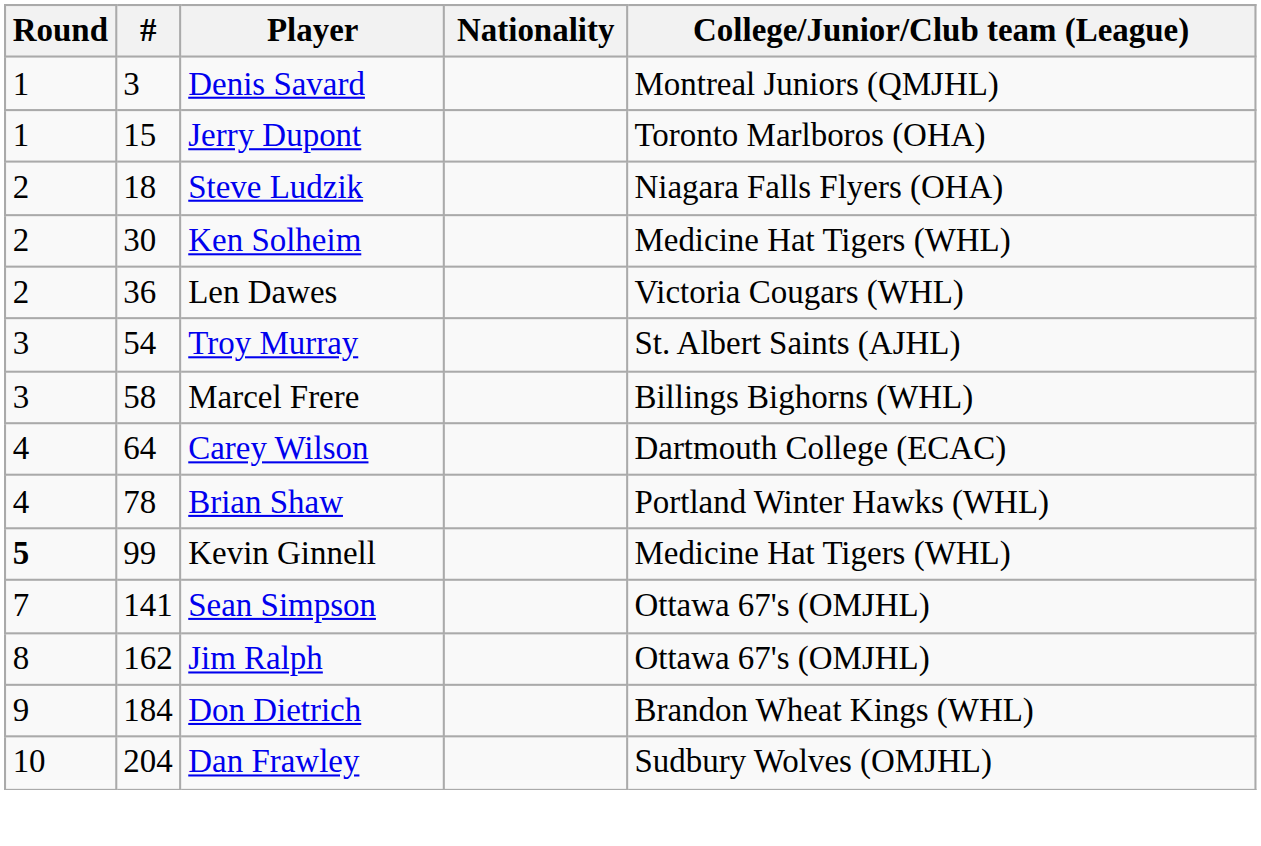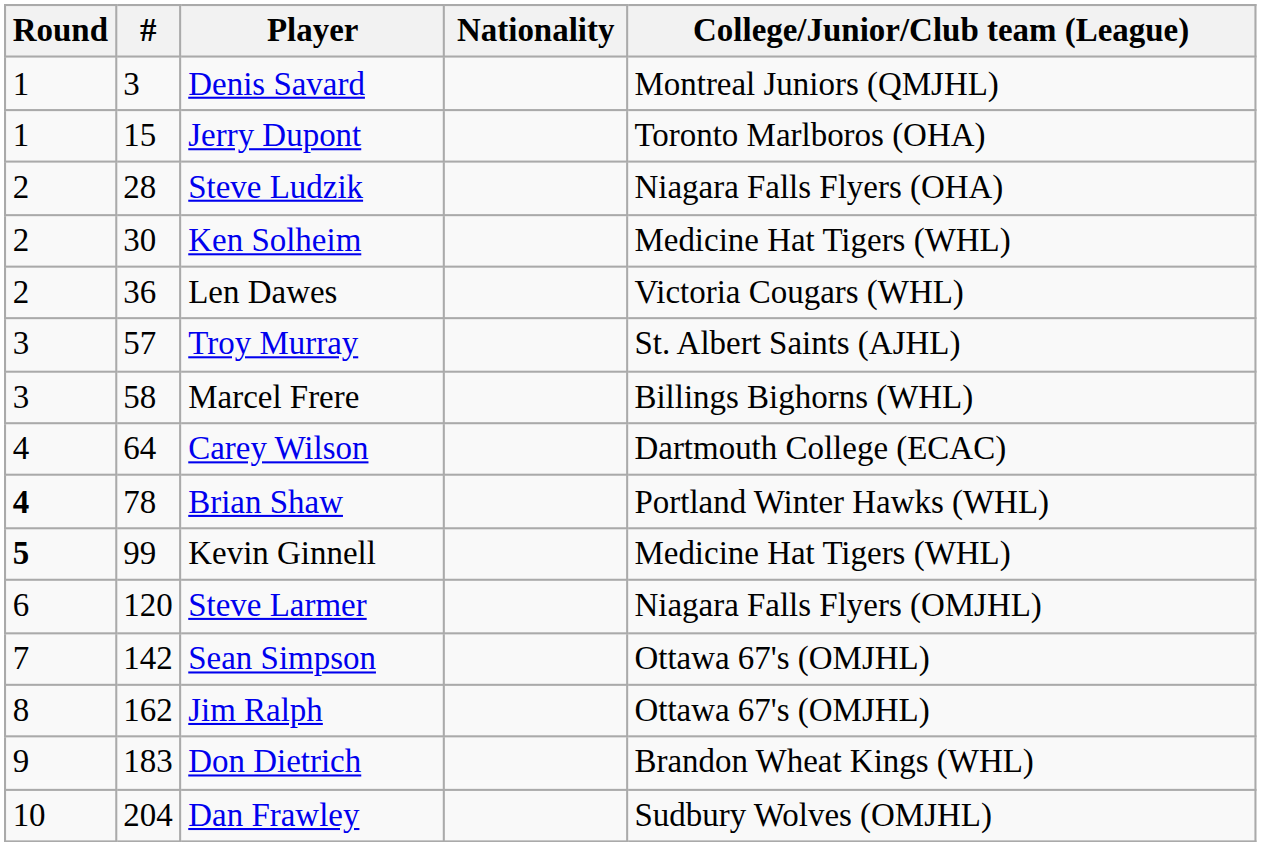(140, 187) 18 -> (140, 187) 28
(140, 344) 54 -> (140, 344) 57
(21, 501) normal -> (21, 501) bold
+ row: (277, 605)
(148, 605) 141 -> (148, 657) 142
(148, 710) 184 -> (148, 762) 183
